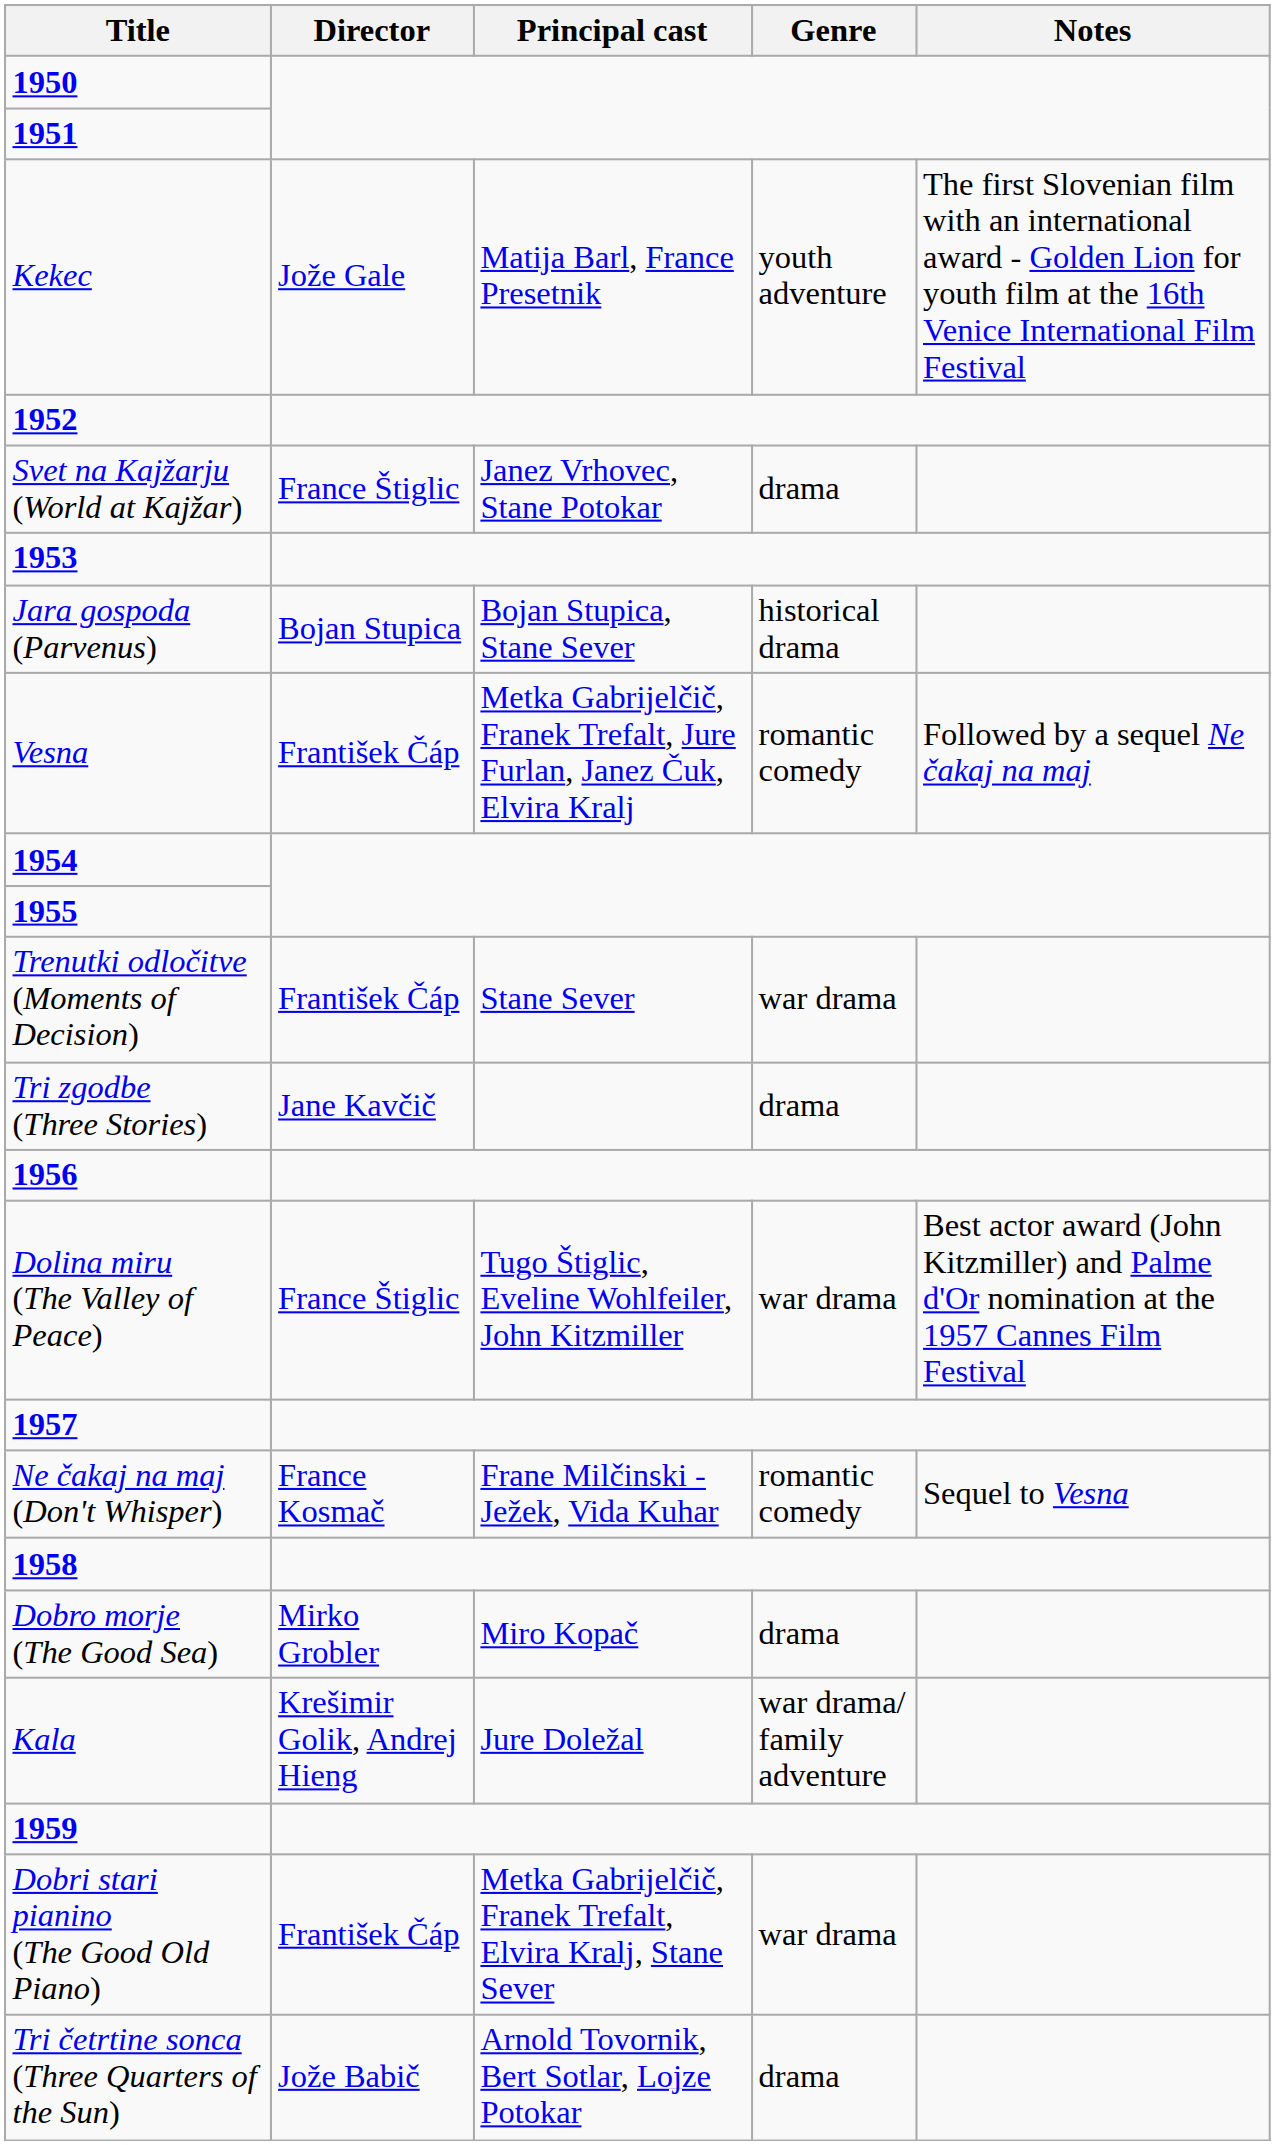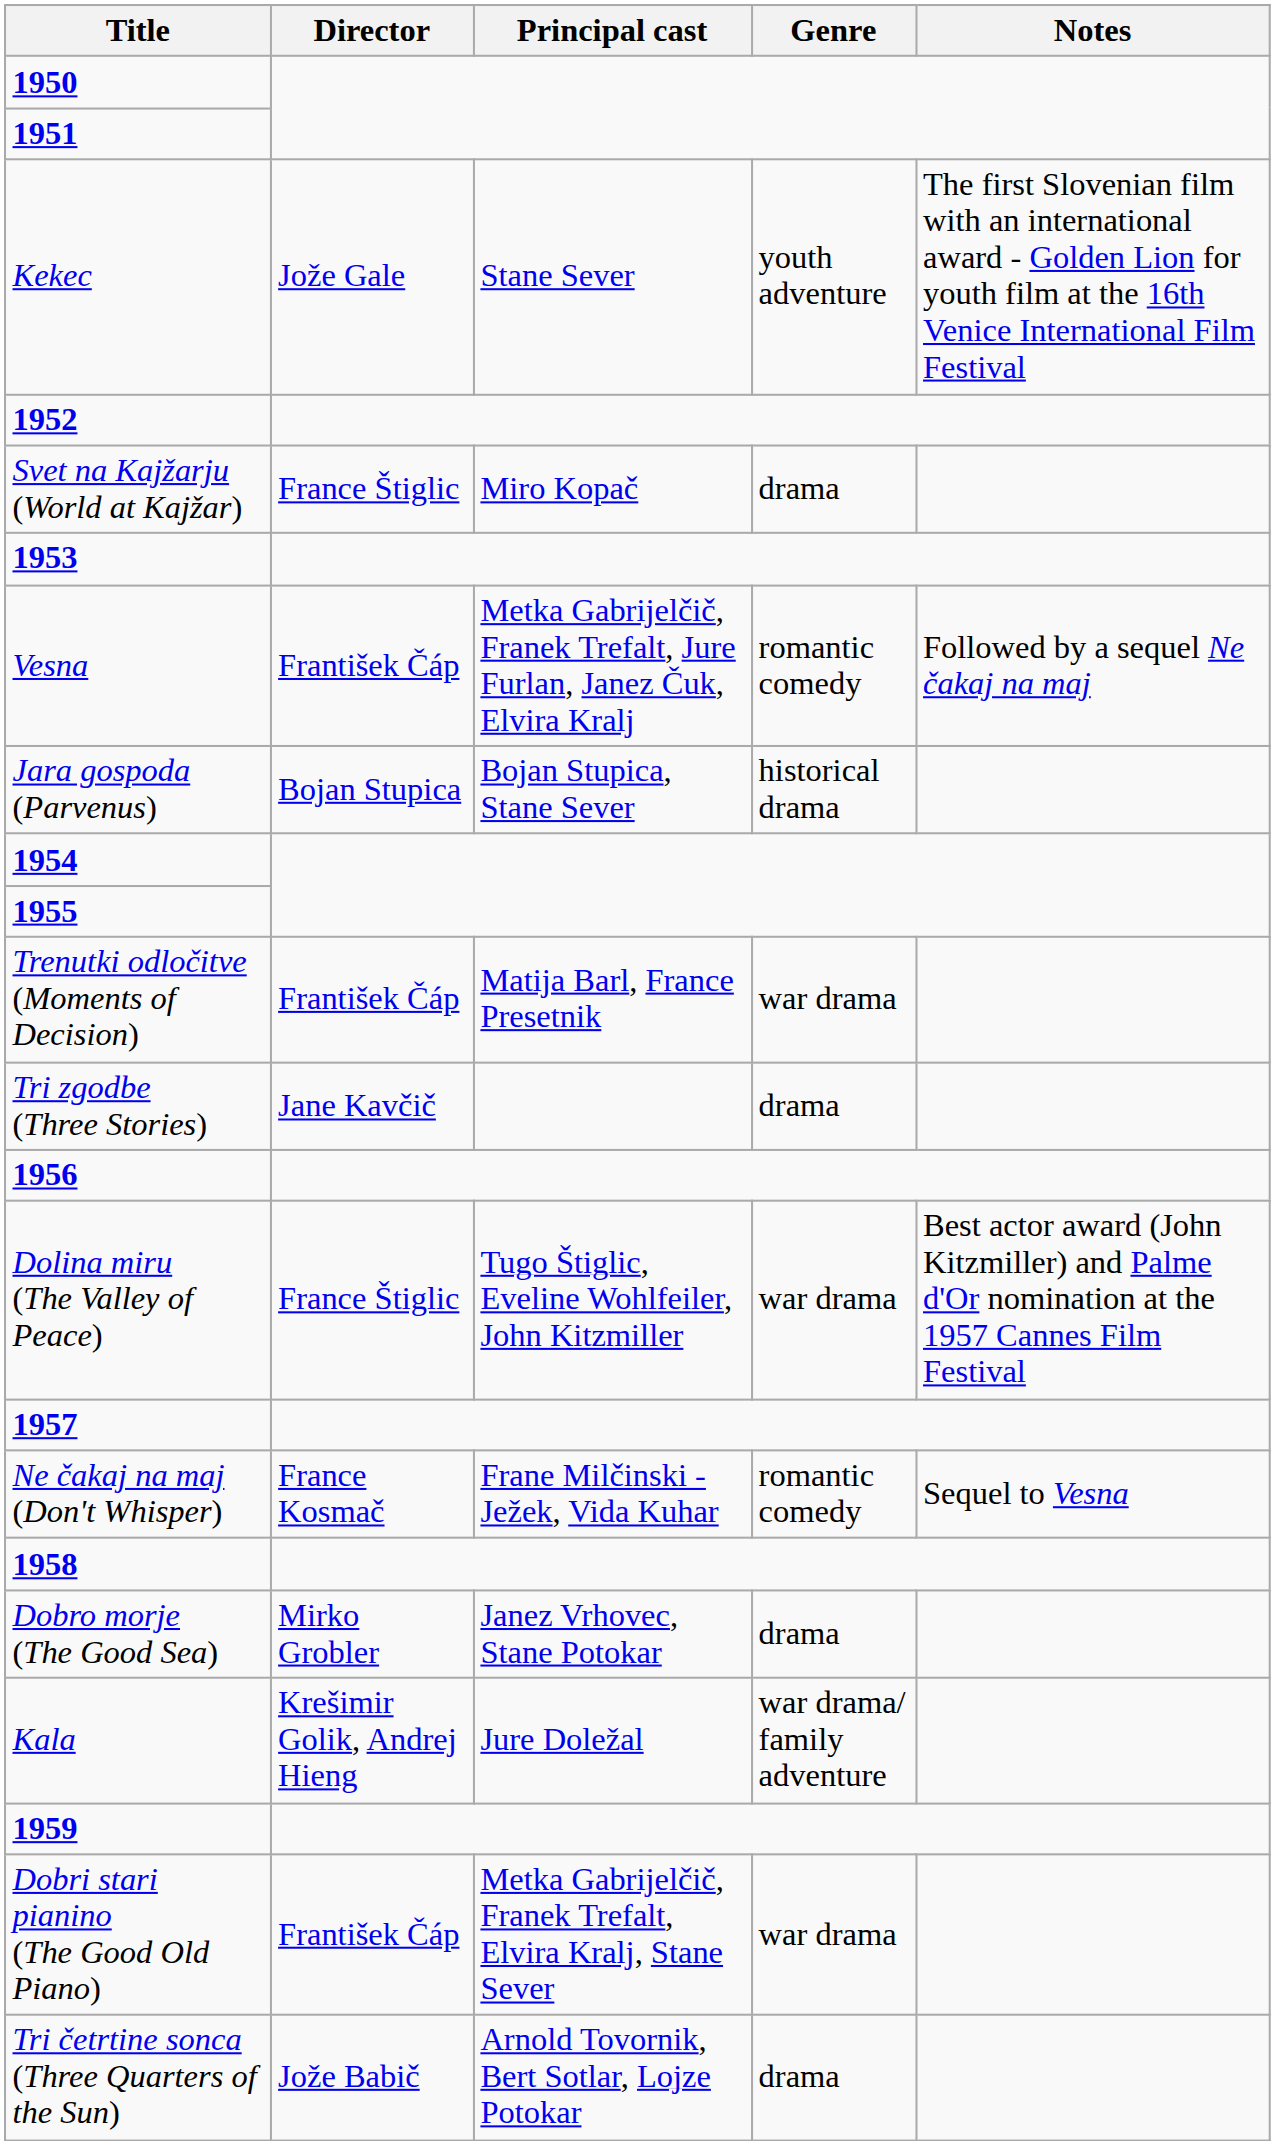(607, 276) Matija Barl, France Presetnik -> (558, 276) Stane Sever
(579, 488) Janez Vrhovec, Stane Potokar -> (559, 488) Miro Kopač
rows swapped: (101, 628) <-> (50, 752)
(558, 998) Stane Sever -> (607, 998) Matija Barl, France Presetnik
(559, 1633) Miro Kopač -> (579, 1633) Janez Vrhovec, Stane Potokar
